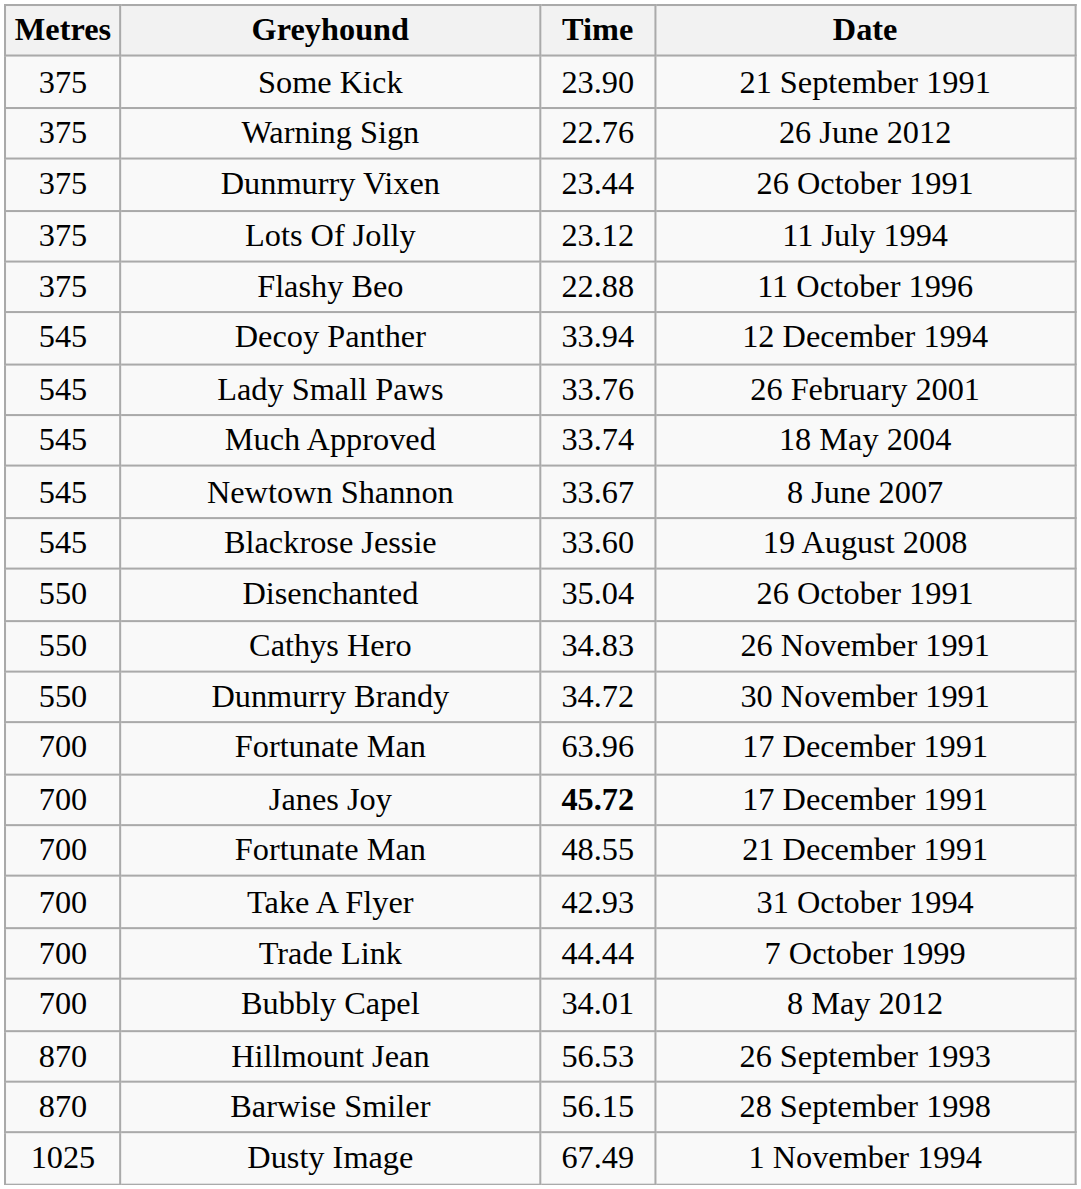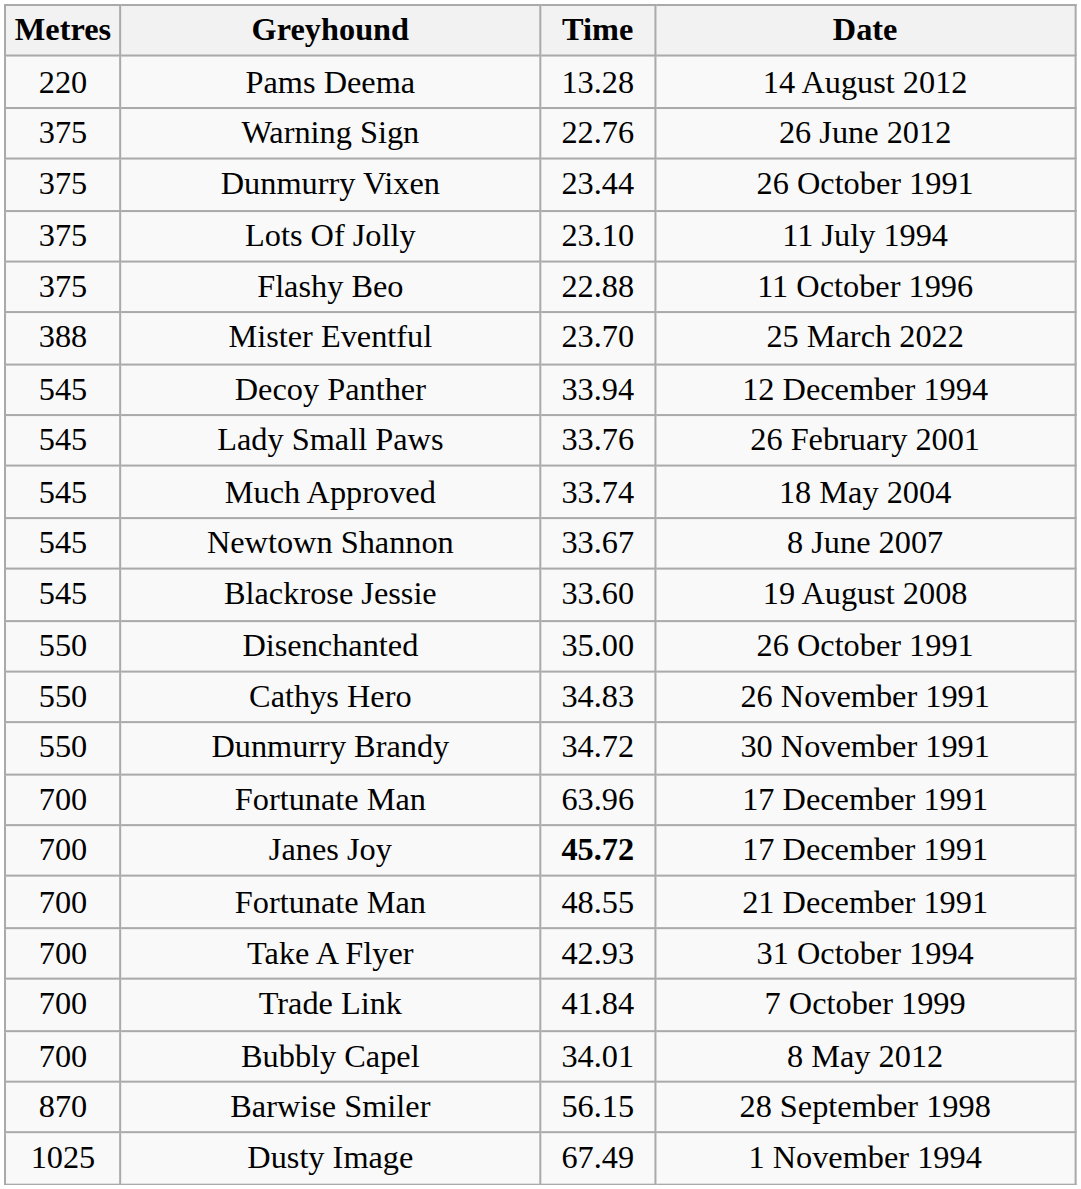+ row: (330, 81)
- row: (330, 81)
(598, 235) 23.12 -> (598, 235) 23.10
+ row: (330, 337)
(598, 593) 35.04 -> (598, 645) 35.00
(598, 952) 44.44 -> (598, 1004) 41.84
- row: (330, 1055)
